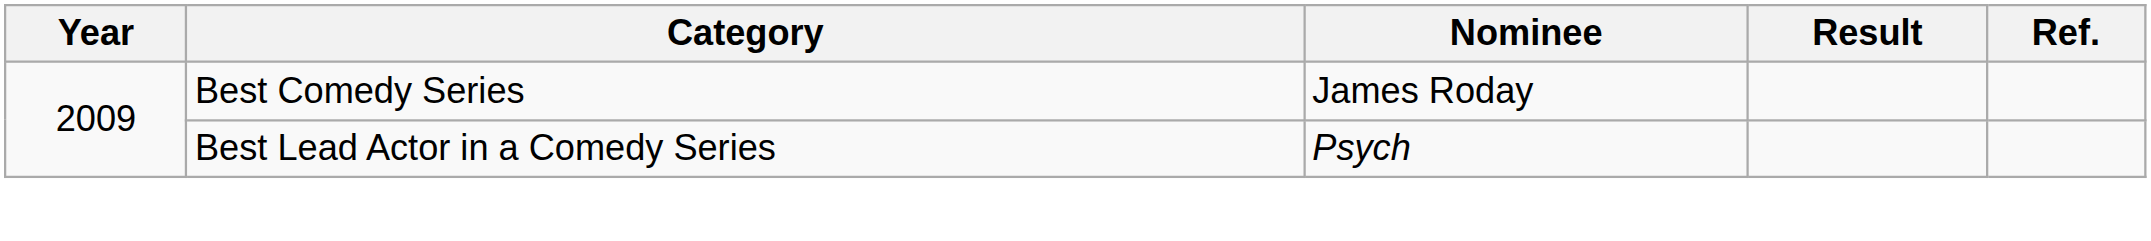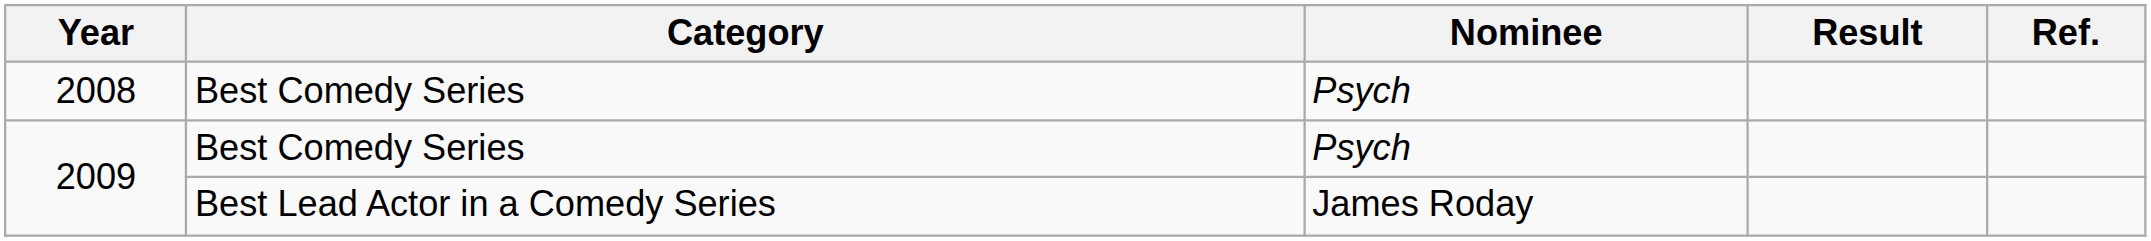+ row: (96, 90)
(1423, 90) James Roday -> (1362, 147) Psych
(1362, 147) Psych -> (1423, 205) James Roday
